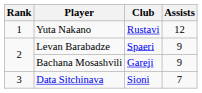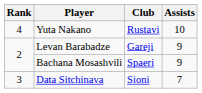(19, 29) 1 -> (19, 29) 4
(179, 29) 12 -> (179, 29) 10
(141, 46) Spaeri -> (140, 46) Gareji
(140, 63) Gareji -> (141, 63) Spaeri
